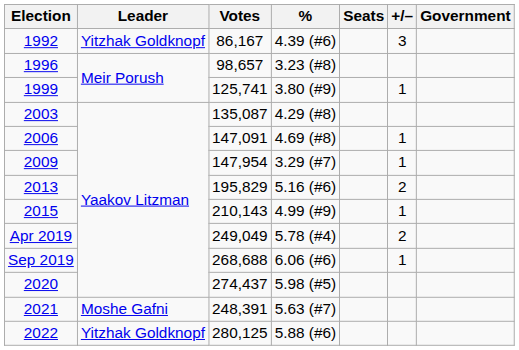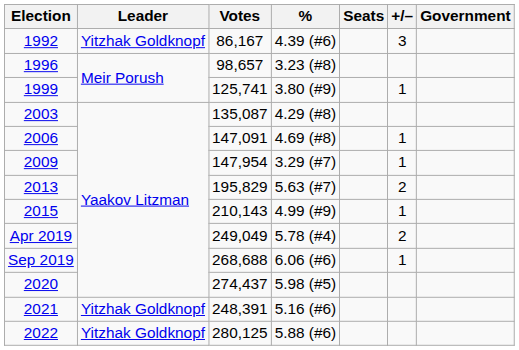(305, 187) 5.16 (#6) -> (305, 187) 5.63 (#7)
(124, 308) Moshe Gafni -> (143, 308) Yitzhak Goldknopf
(305, 308) 5.63 (#7) -> (305, 308) 5.16 (#6)
